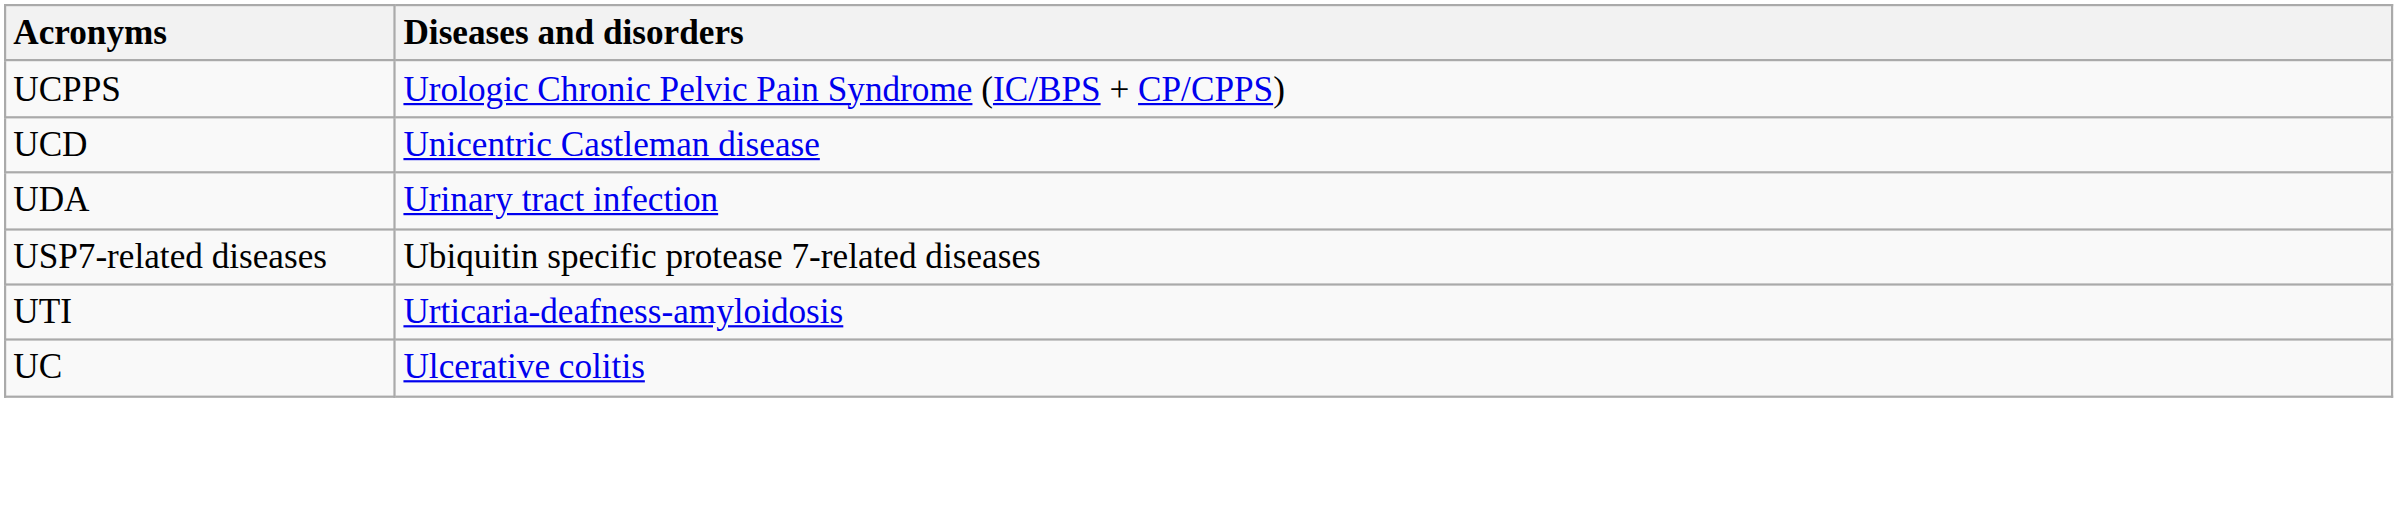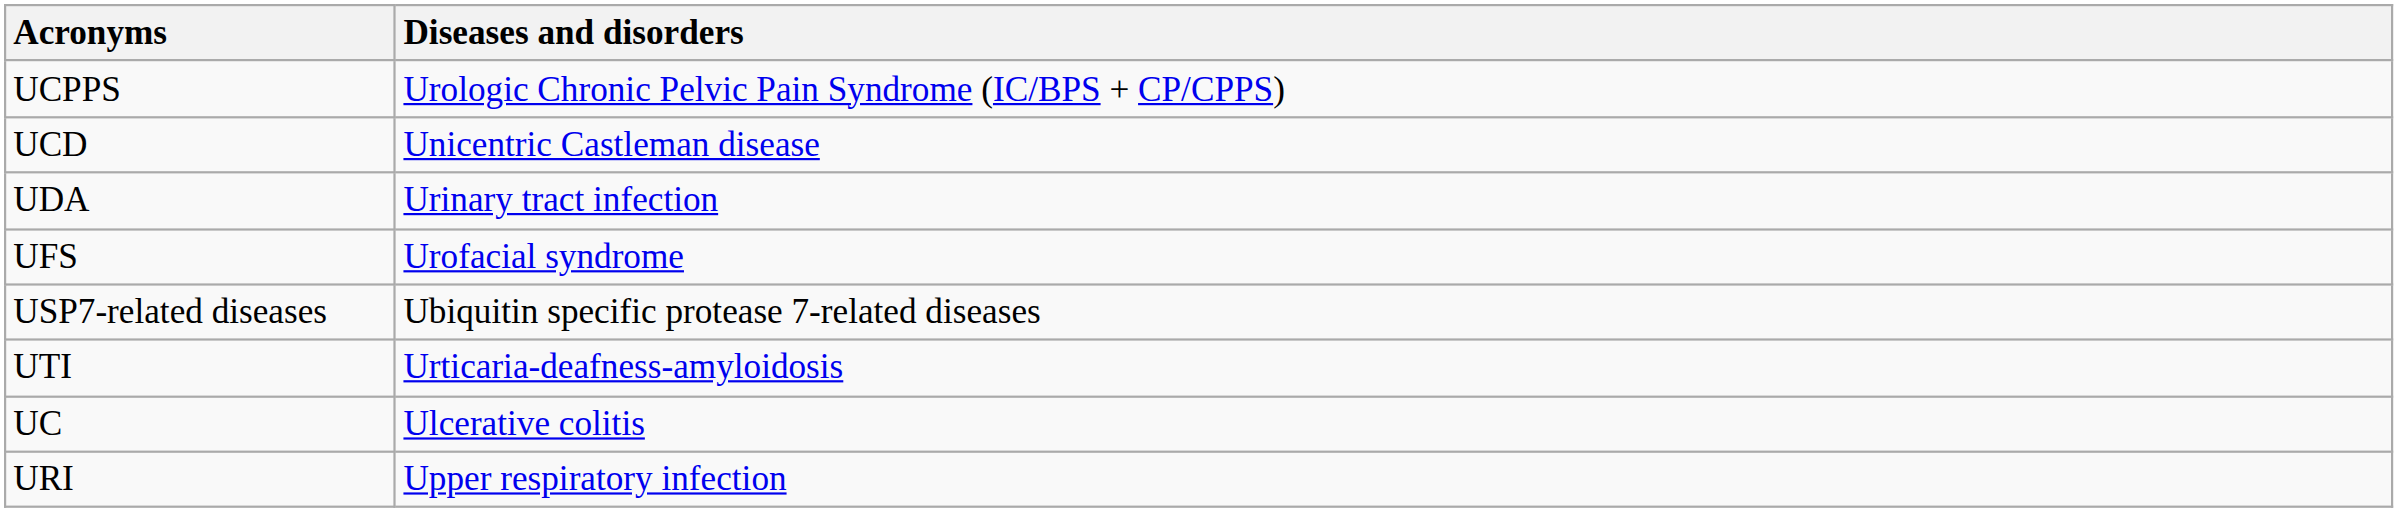+ row: (46, 255)
+ row: (44, 479)
